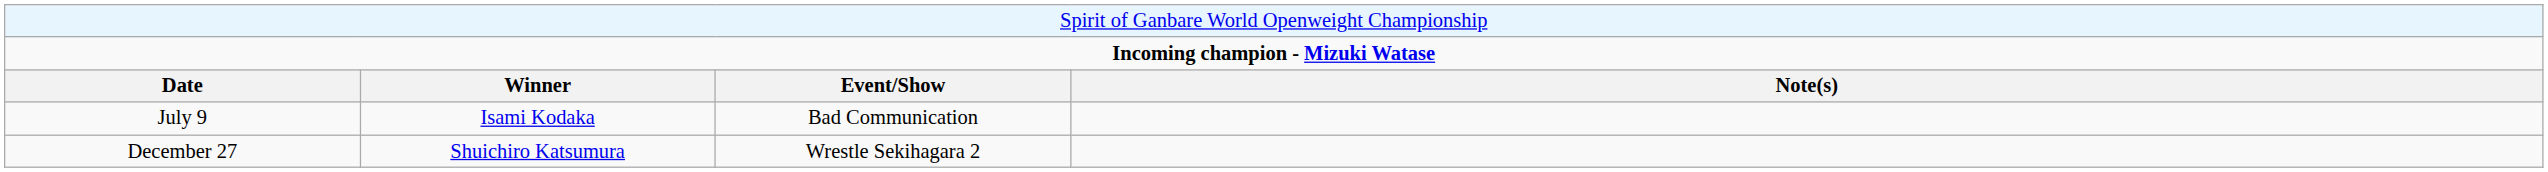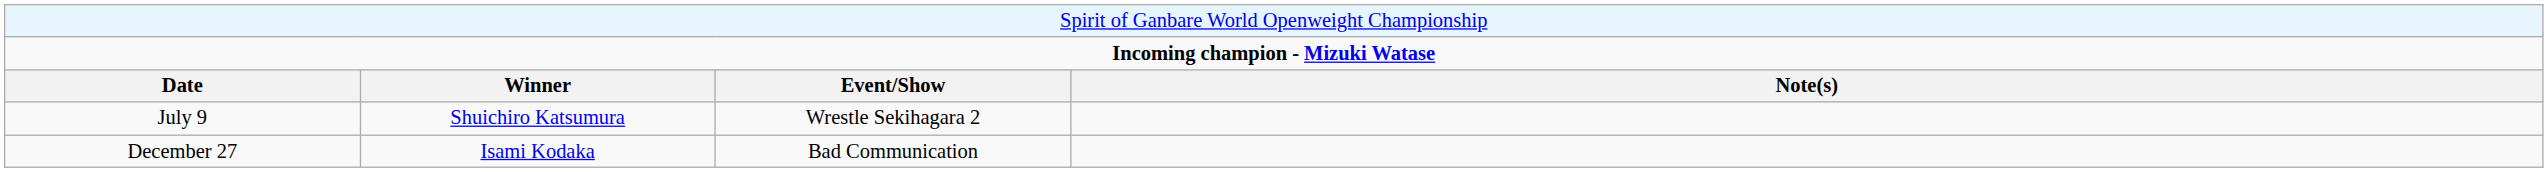(538, 118) Isami Kodaka -> (538, 118) Shuichiro Katsumura
(893, 118) Bad Communication -> (893, 118) Wrestle Sekihagara 2
(538, 150) Shuichiro Katsumura -> (538, 150) Isami Kodaka
(893, 150) Wrestle Sekihagara 2 -> (893, 150) Bad Communication
